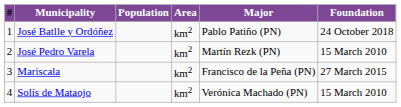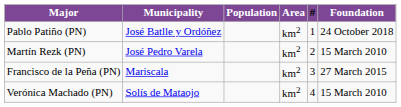columns swapped: (10, 13) <-> (258, 13)
